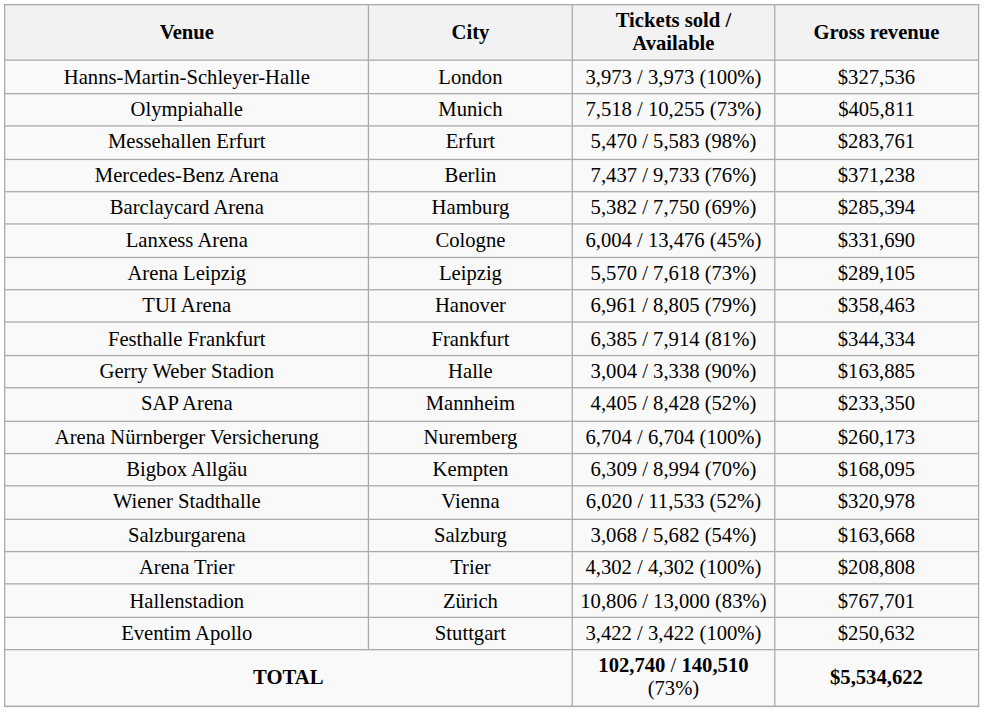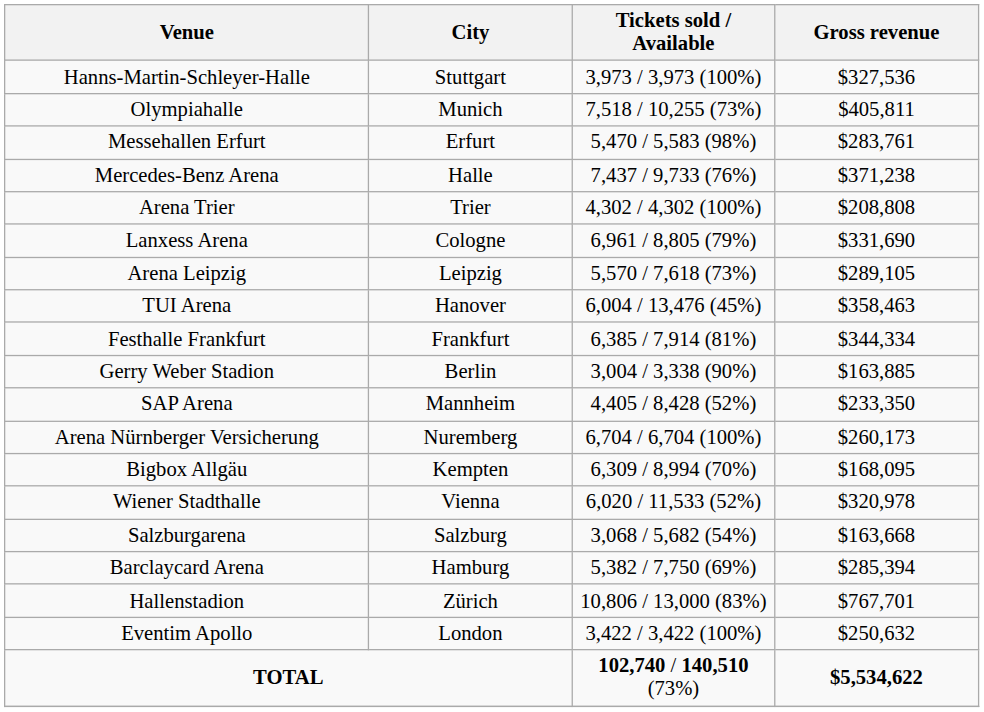(470, 76) London -> (470, 76) Stuttgart
(470, 175) Berlin -> (470, 175) Halle
rows swapped: (187, 207) <-> (187, 567)
(673, 240) 6,004 / 13,476 (45%) -> (673, 240) 6,961 / 8,805 (79%)
(673, 305) 6,961 / 8,805 (79%) -> (673, 305) 6,004 / 13,476 (45%)
(470, 371) Halle -> (470, 371) Berlin
(470, 633) Stuttgart -> (470, 633) London
